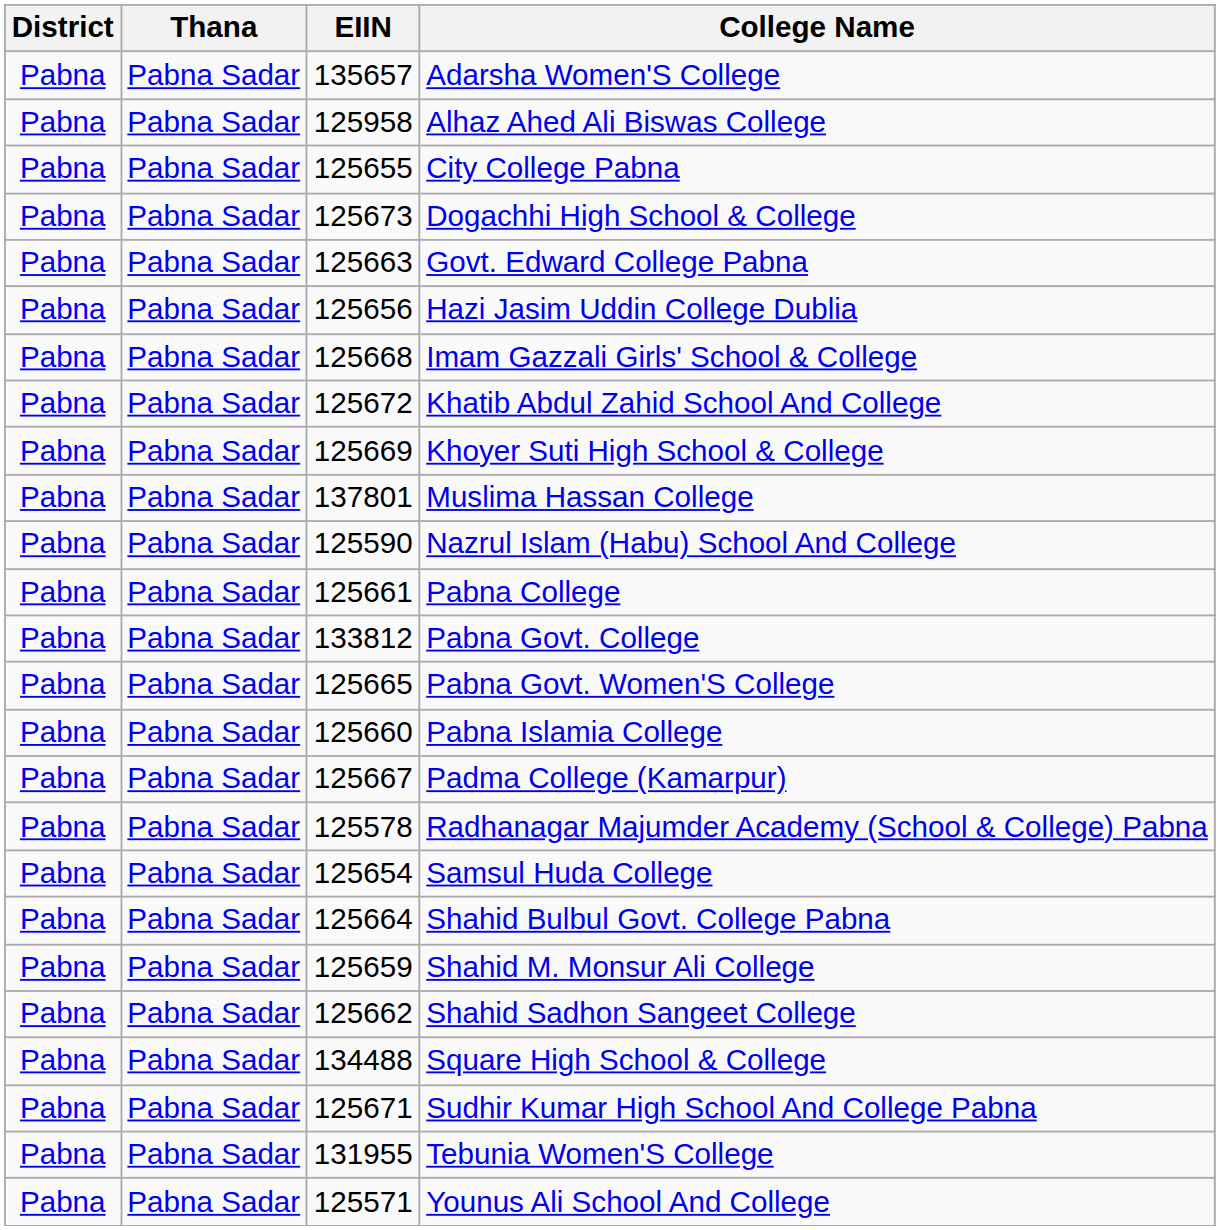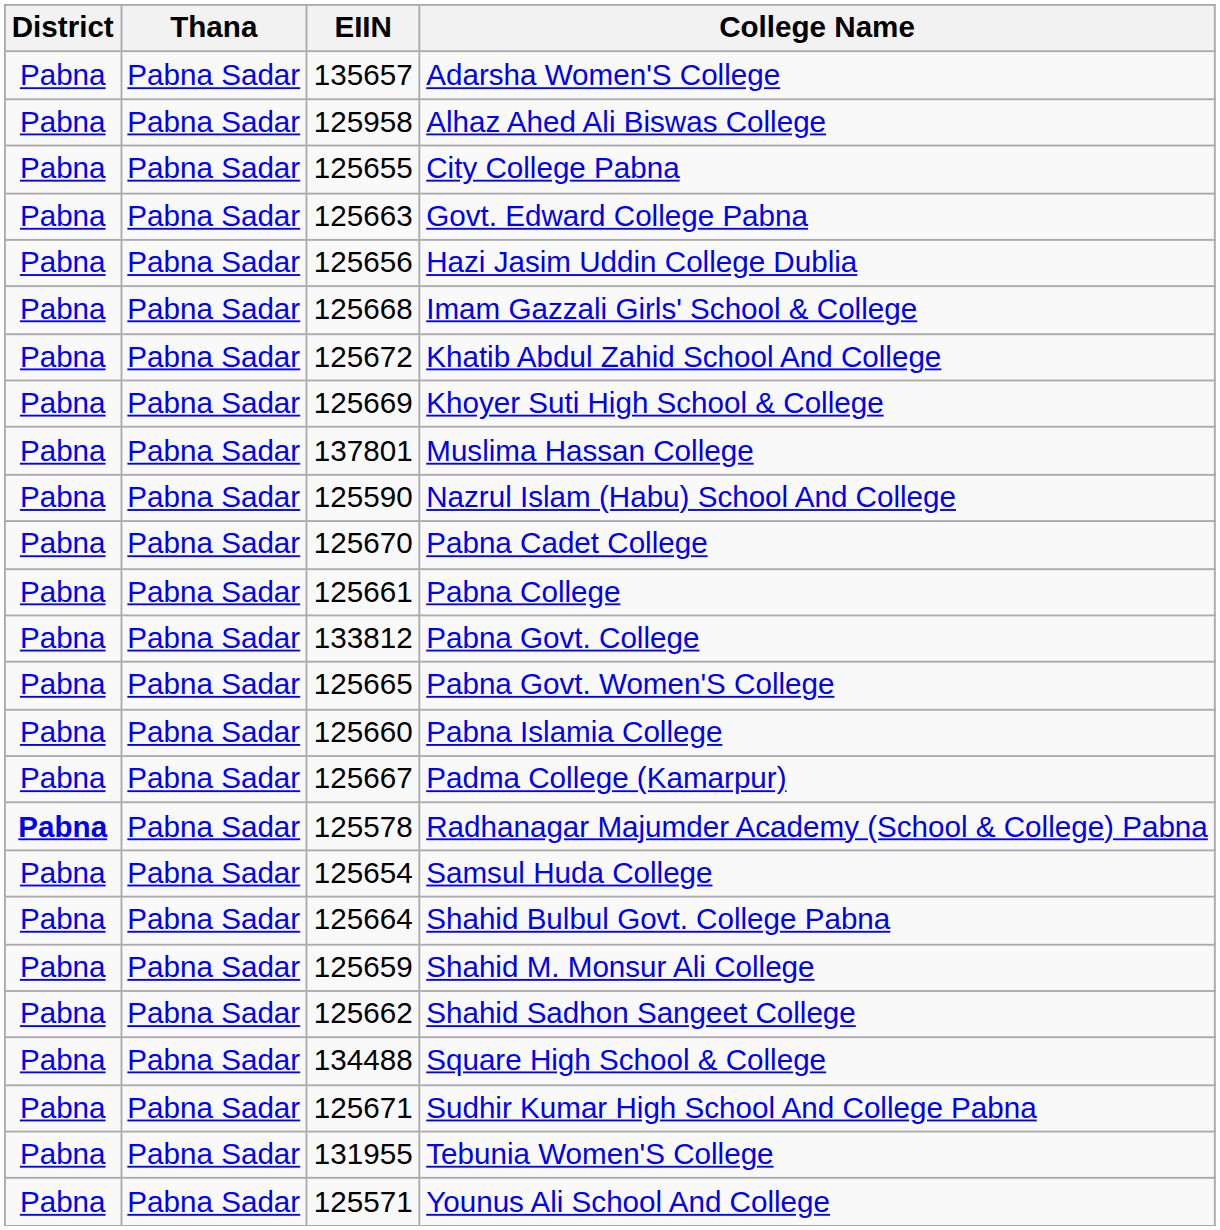- row: (641, 215)
+ row: (567, 544)
(63, 826) normal -> (63, 826) bold
